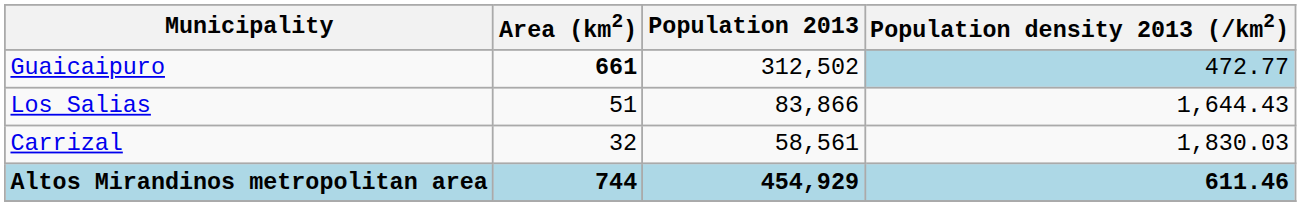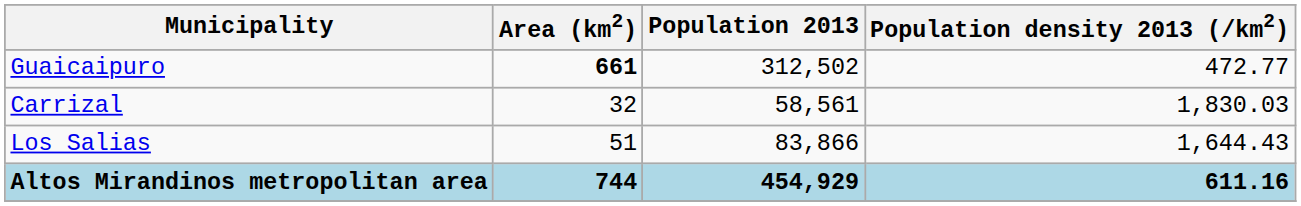(1247, 68) lightblue background -> (1247, 68) no background
rows swapped: (81, 106) <-> (67, 144)
(1247, 183) 611.46 -> (1247, 183) 611.16
